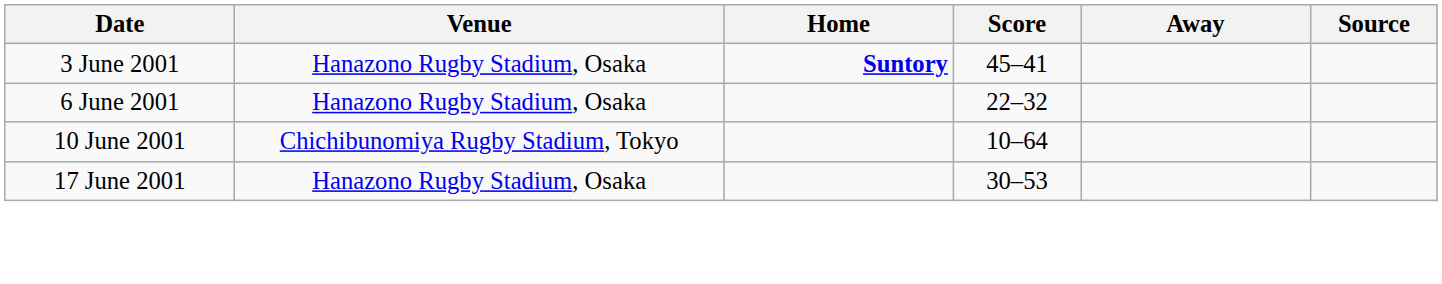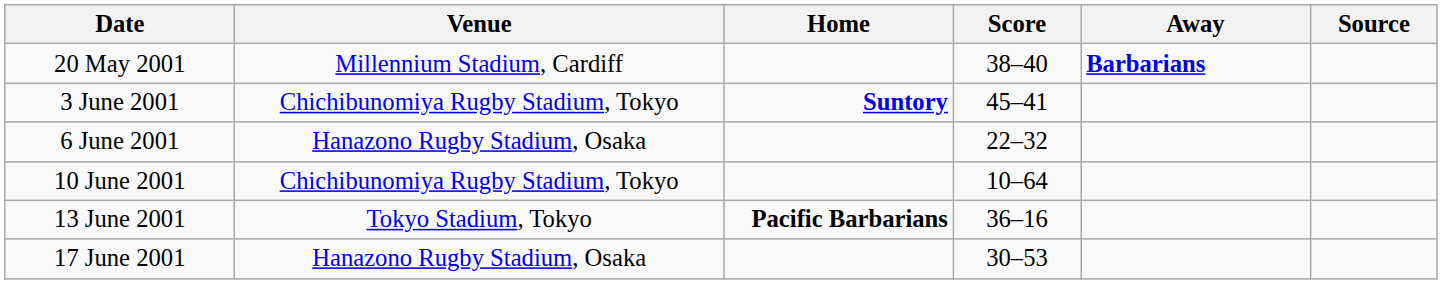+ row: (120, 63)
(479, 63) Hanazono Rugby Stadium, Osaka -> (479, 102) Chichibunomiya Rugby Stadium, Tokyo
+ row: (120, 219)
